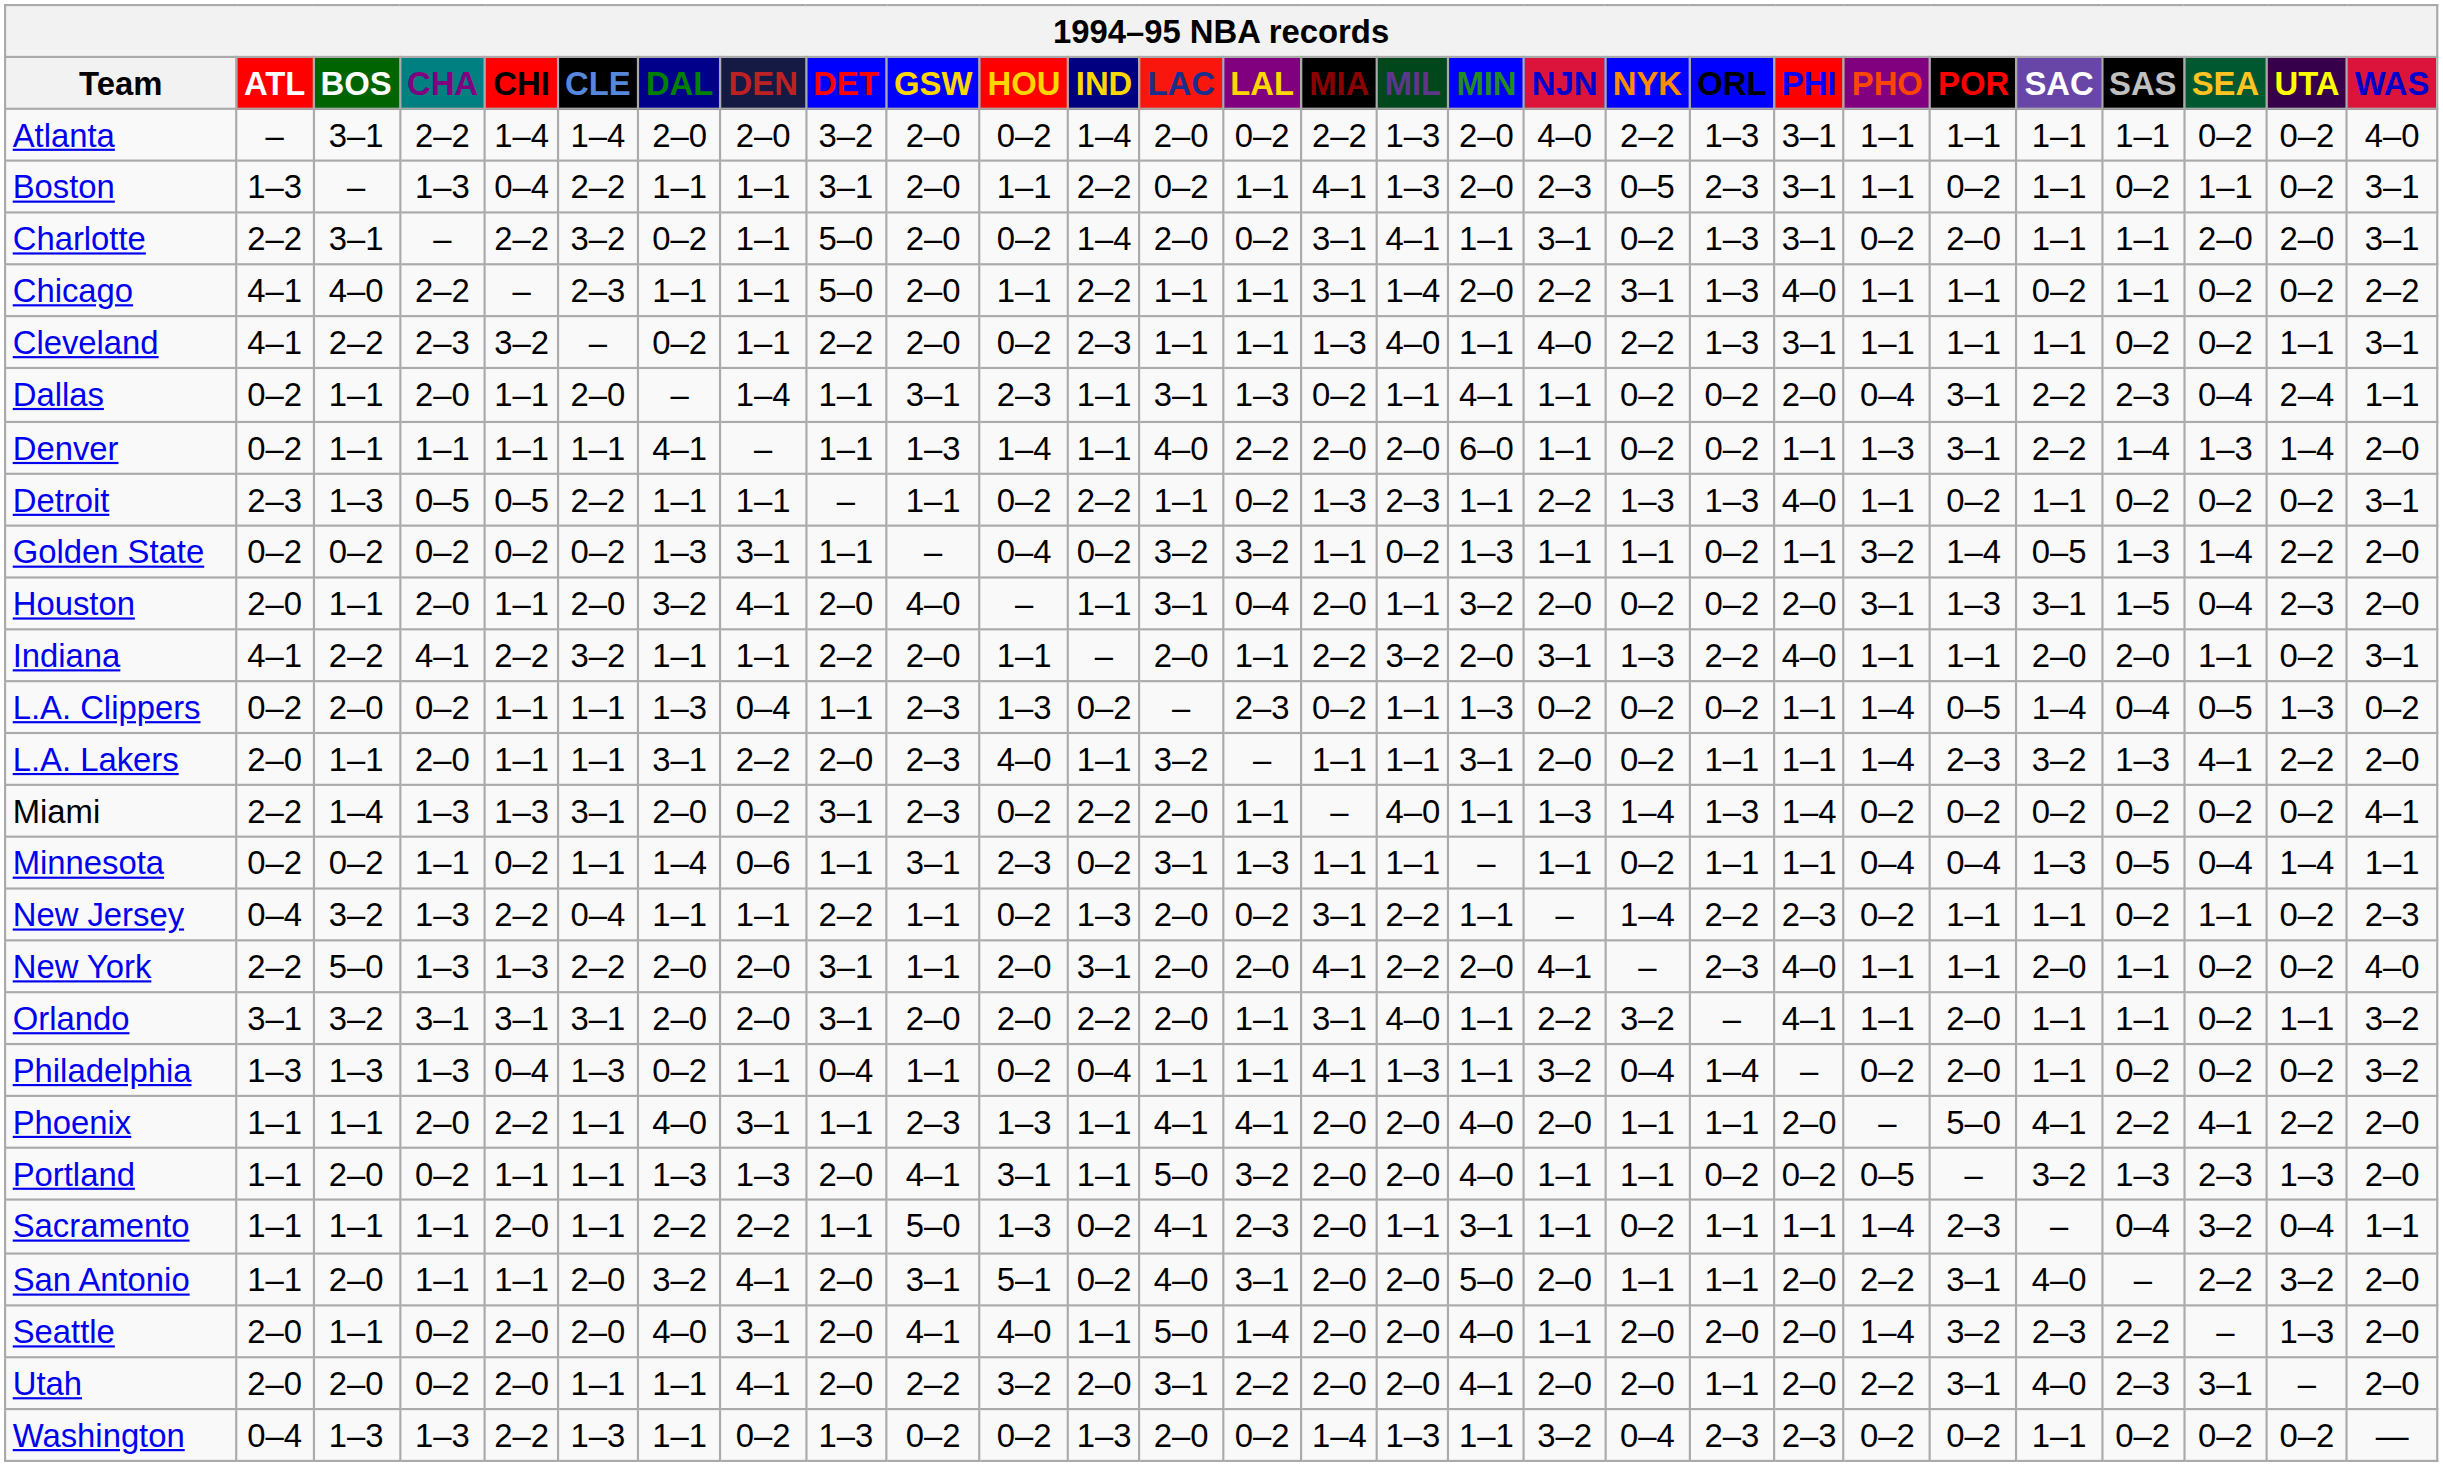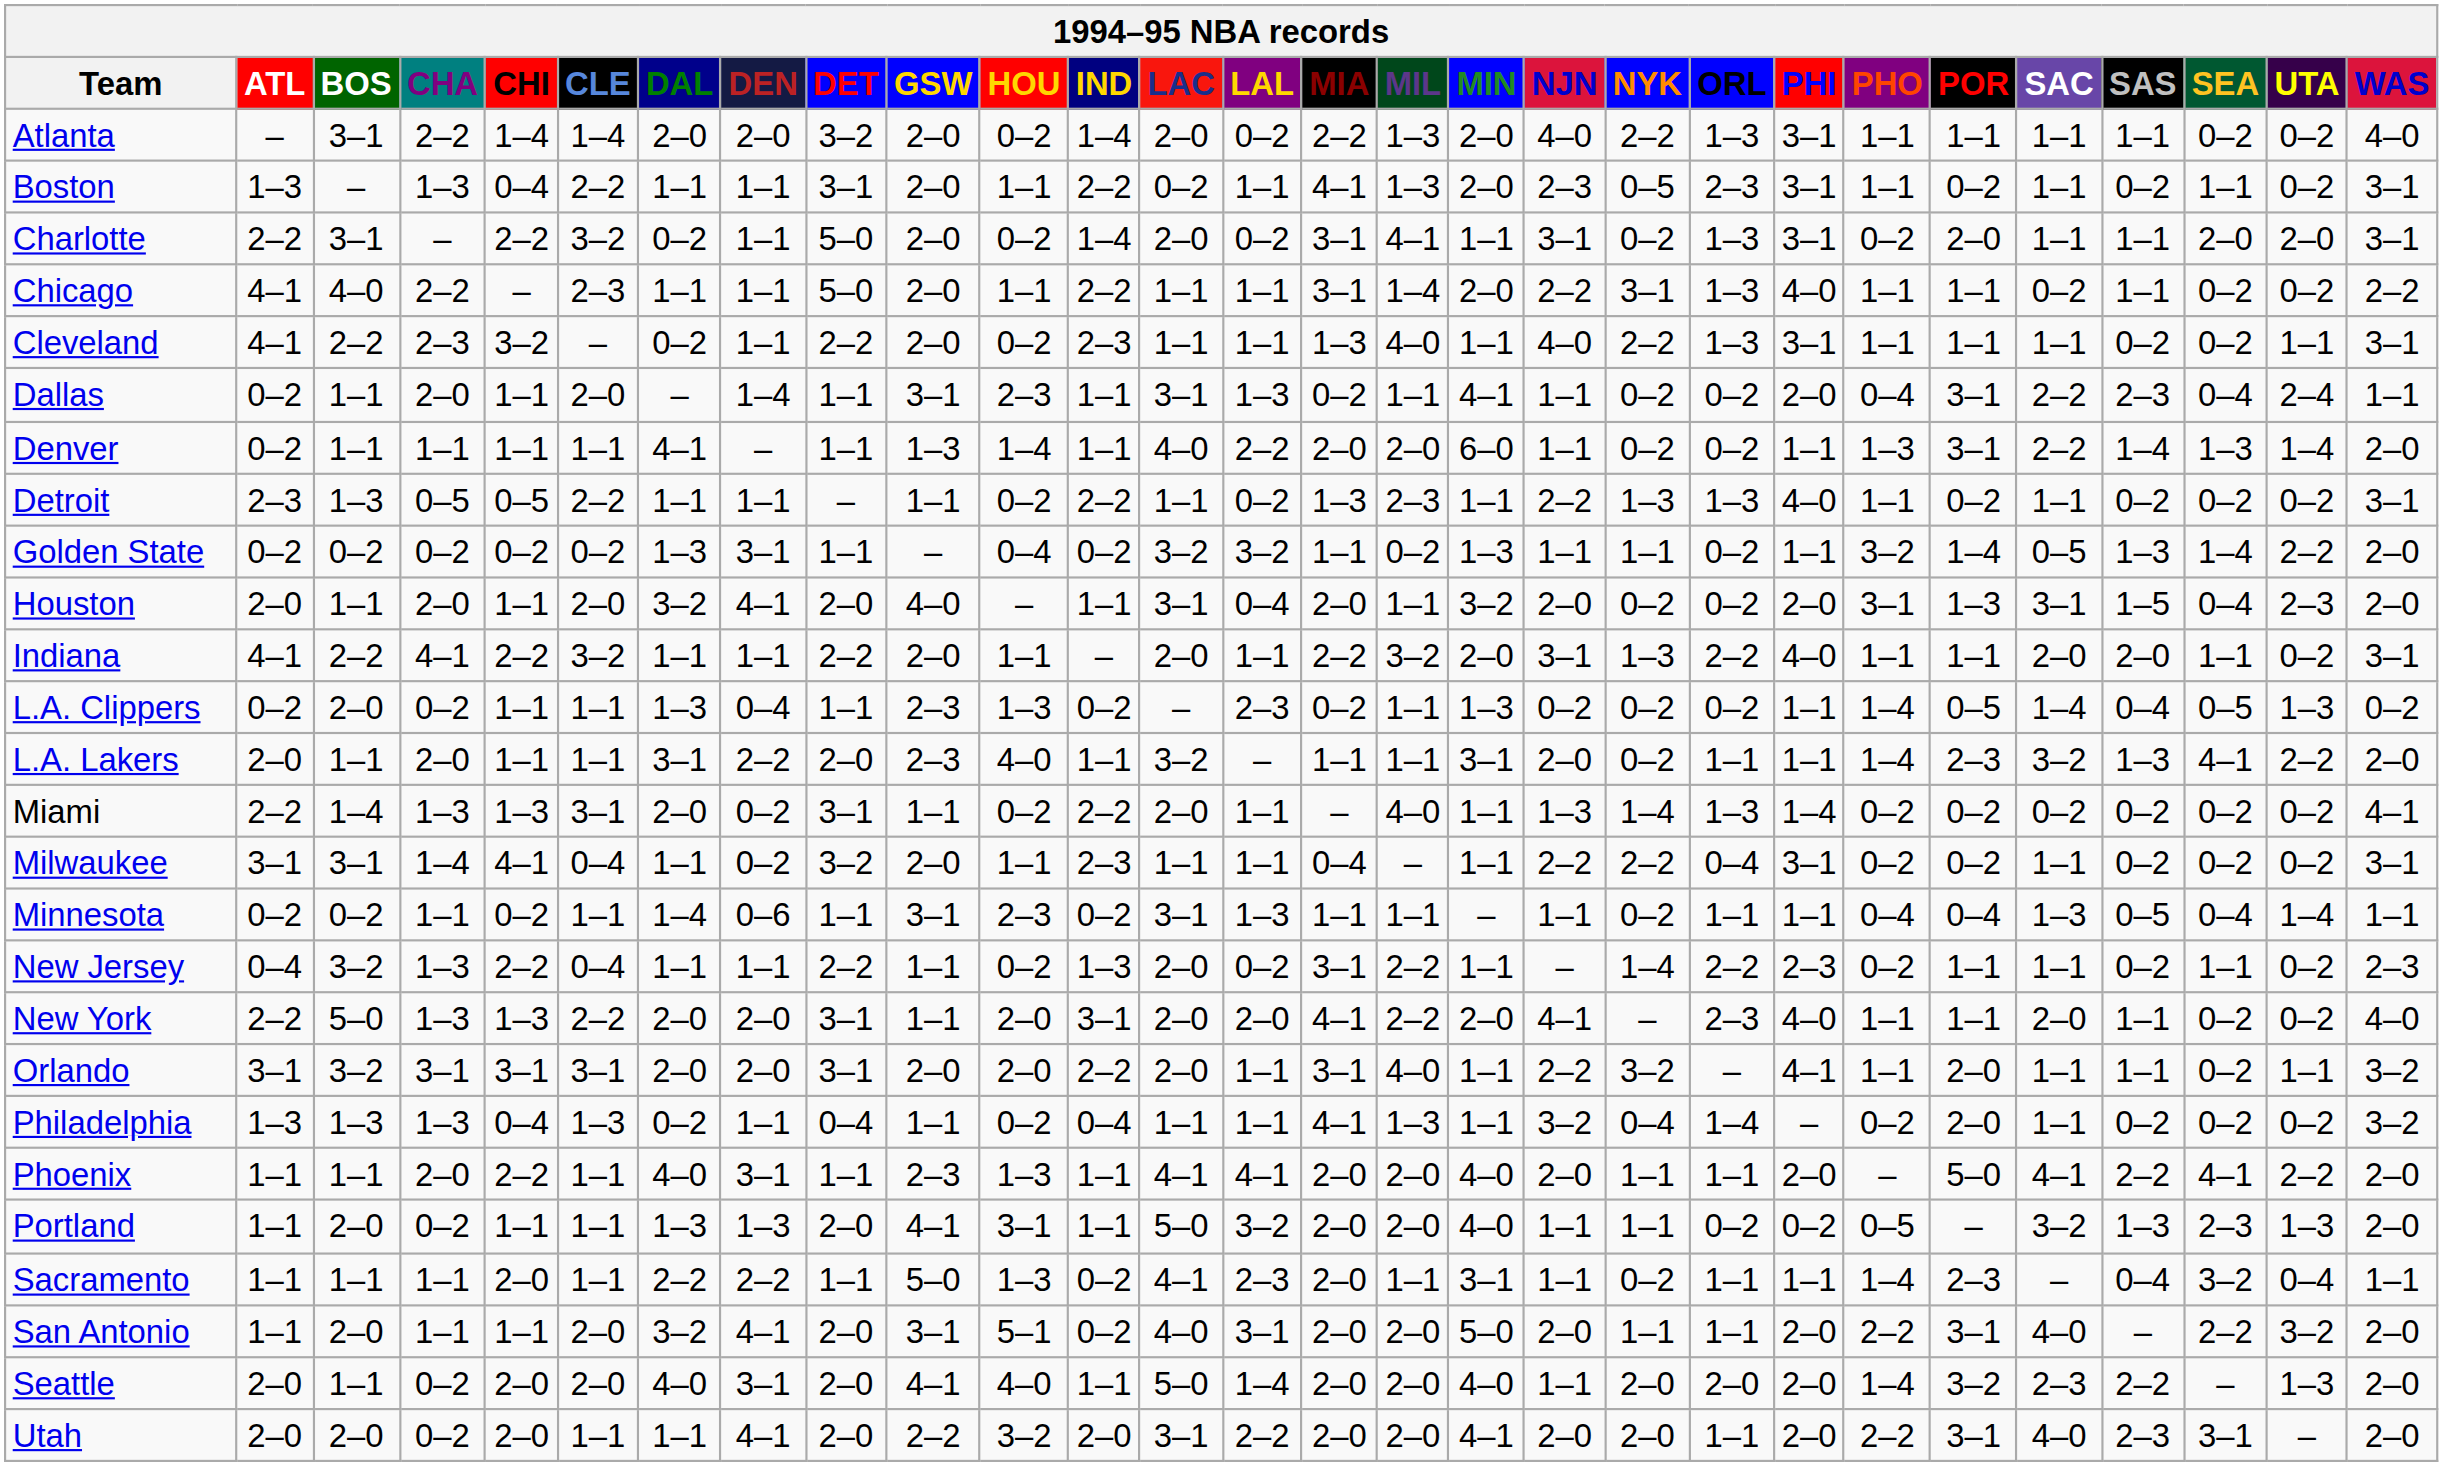(933, 811) 2–3 -> (933, 811) 1–1
+ row: (90, 863)
- row: (99, 1435)
